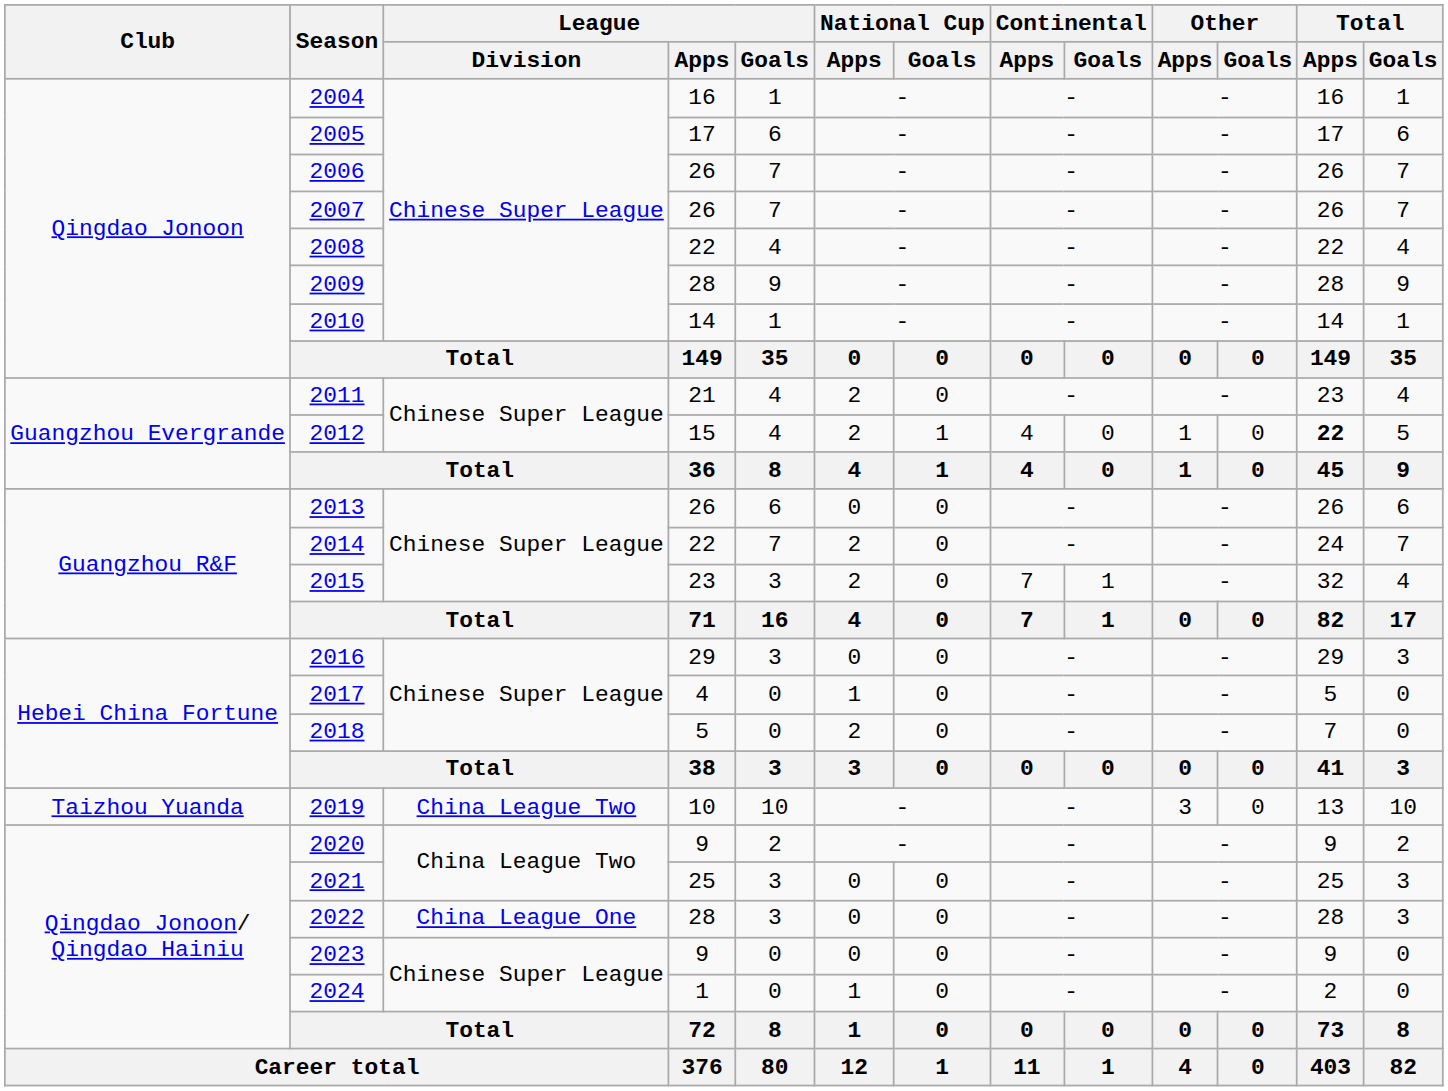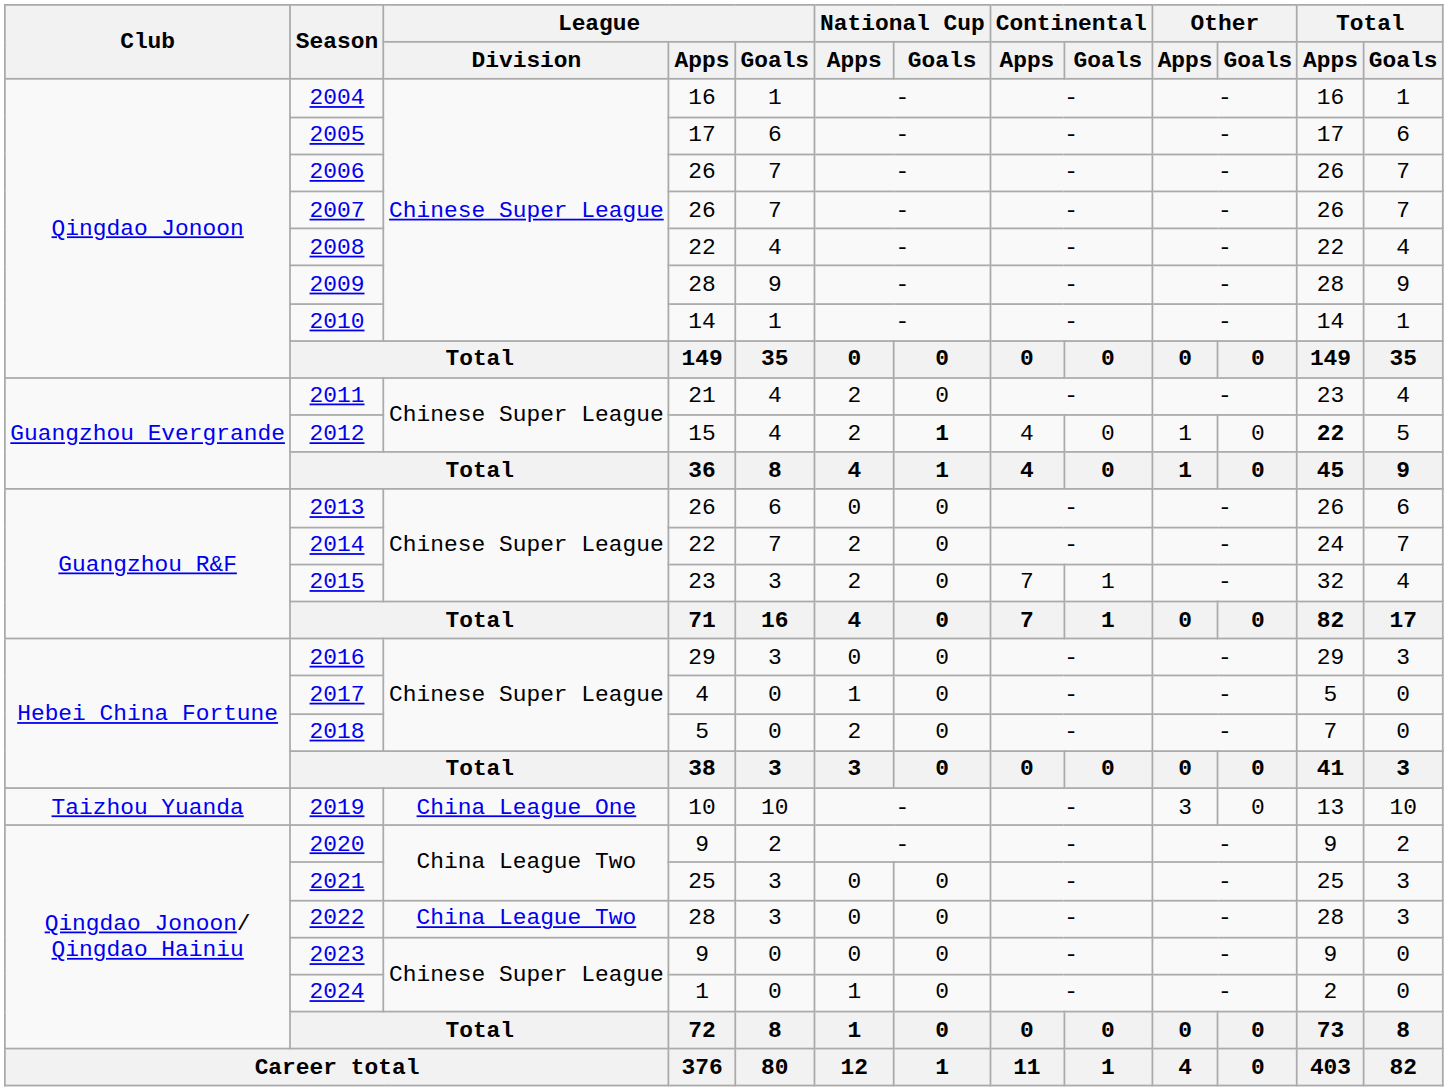(942, 434) normal -> (942, 434) bold
(526, 807) China League Two -> (526, 807) China League One
(526, 918) China League One -> (526, 918) China League Two
